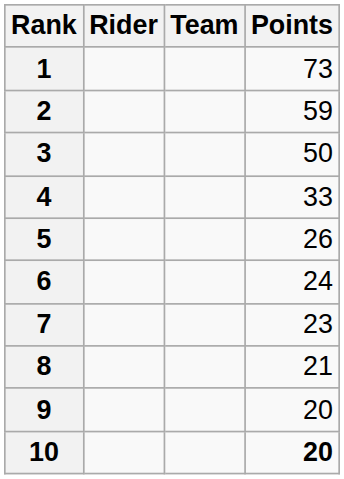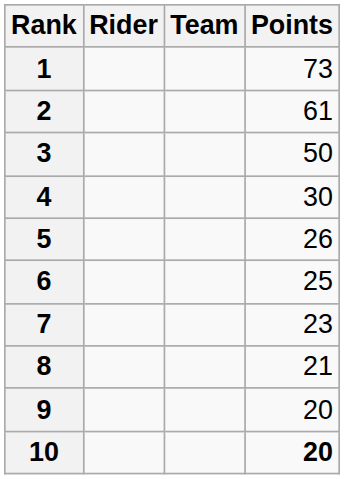(318, 111) 59 -> (318, 111) 61
(318, 196) 33 -> (318, 196) 30
(318, 281) 24 -> (318, 281) 25
